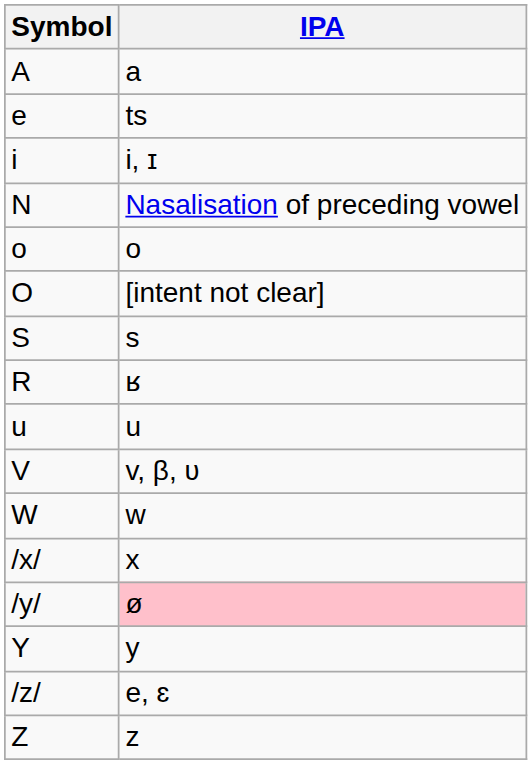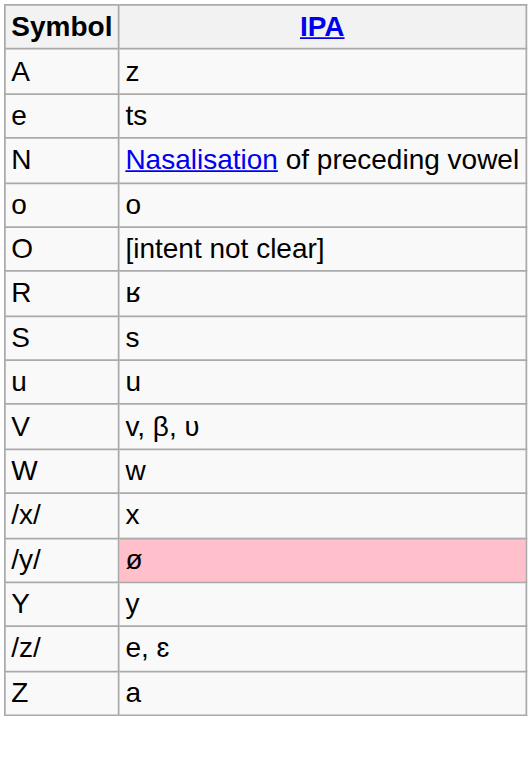(133, 71) a -> (132, 71) z
- row: (14, 159)
rows swapped: (21, 381) <-> (21, 337)
(132, 737) z -> (133, 692) a
